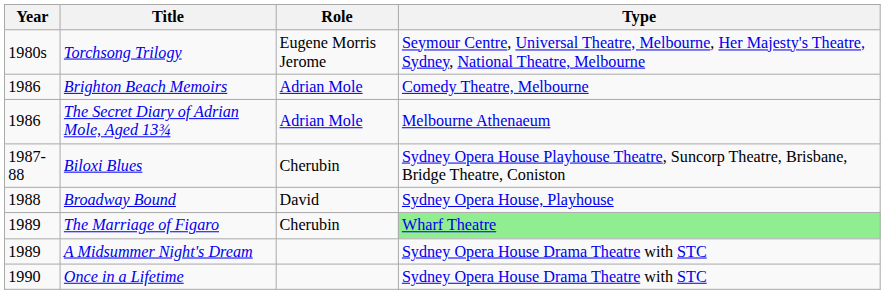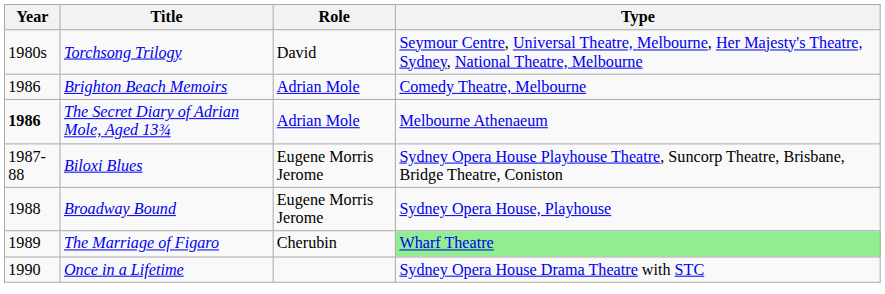(328, 52) Eugene Morris Jerome -> (296, 52) David
(24, 121) normal -> (24, 121) bold
(310, 165) Cherubin -> (325, 165) Eugene Morris Jerome
(299, 199) David -> (325, 209) Eugene Morris Jerome
- row: (158, 251)
